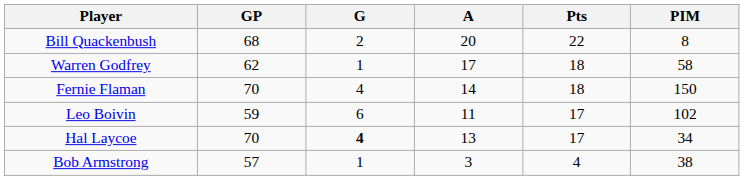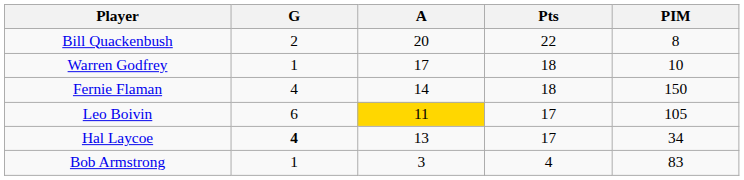- column: (251, 16)
(685, 65) 58 -> (676, 65) 10
(468, 114) no background -> (421, 114) gold background
(685, 114) 102 -> (676, 114) 105
(685, 162) 38 -> (676, 162) 83
